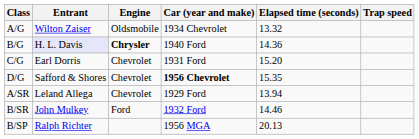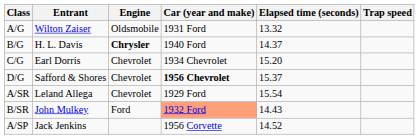(195, 28) 1934 Chevrolet -> (185, 28) 1931 Ford
(59, 45) lavender background -> (59, 45) no background
(271, 45) 14.36 -> (271, 45) 14.37
(185, 61) 1931 Ford -> (195, 61) 1934 Chevrolet
(271, 77) 15.35 -> (271, 77) 15.37
(271, 93) 13.94 -> (271, 93) 15.54
(185, 110) no background -> (185, 110) lightsalmon background
(271, 110) 14.46 -> (271, 110) 14.43
+ row: (17, 126)
- row: (17, 126)
